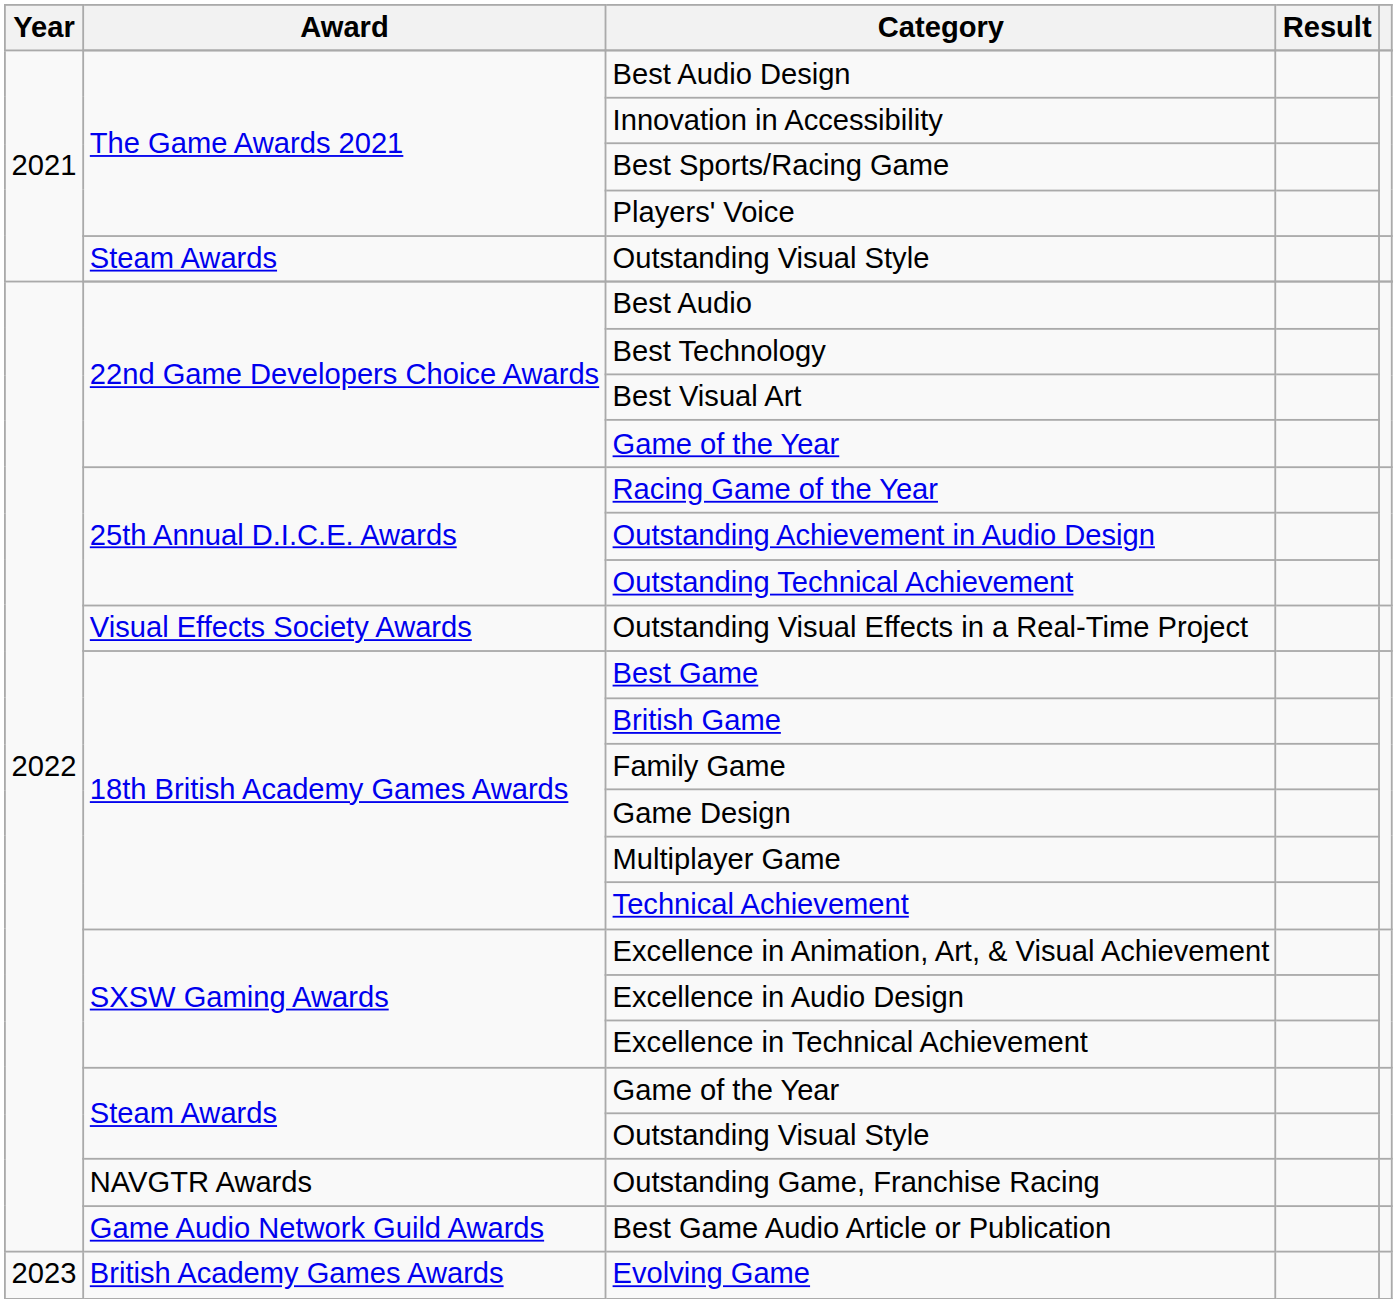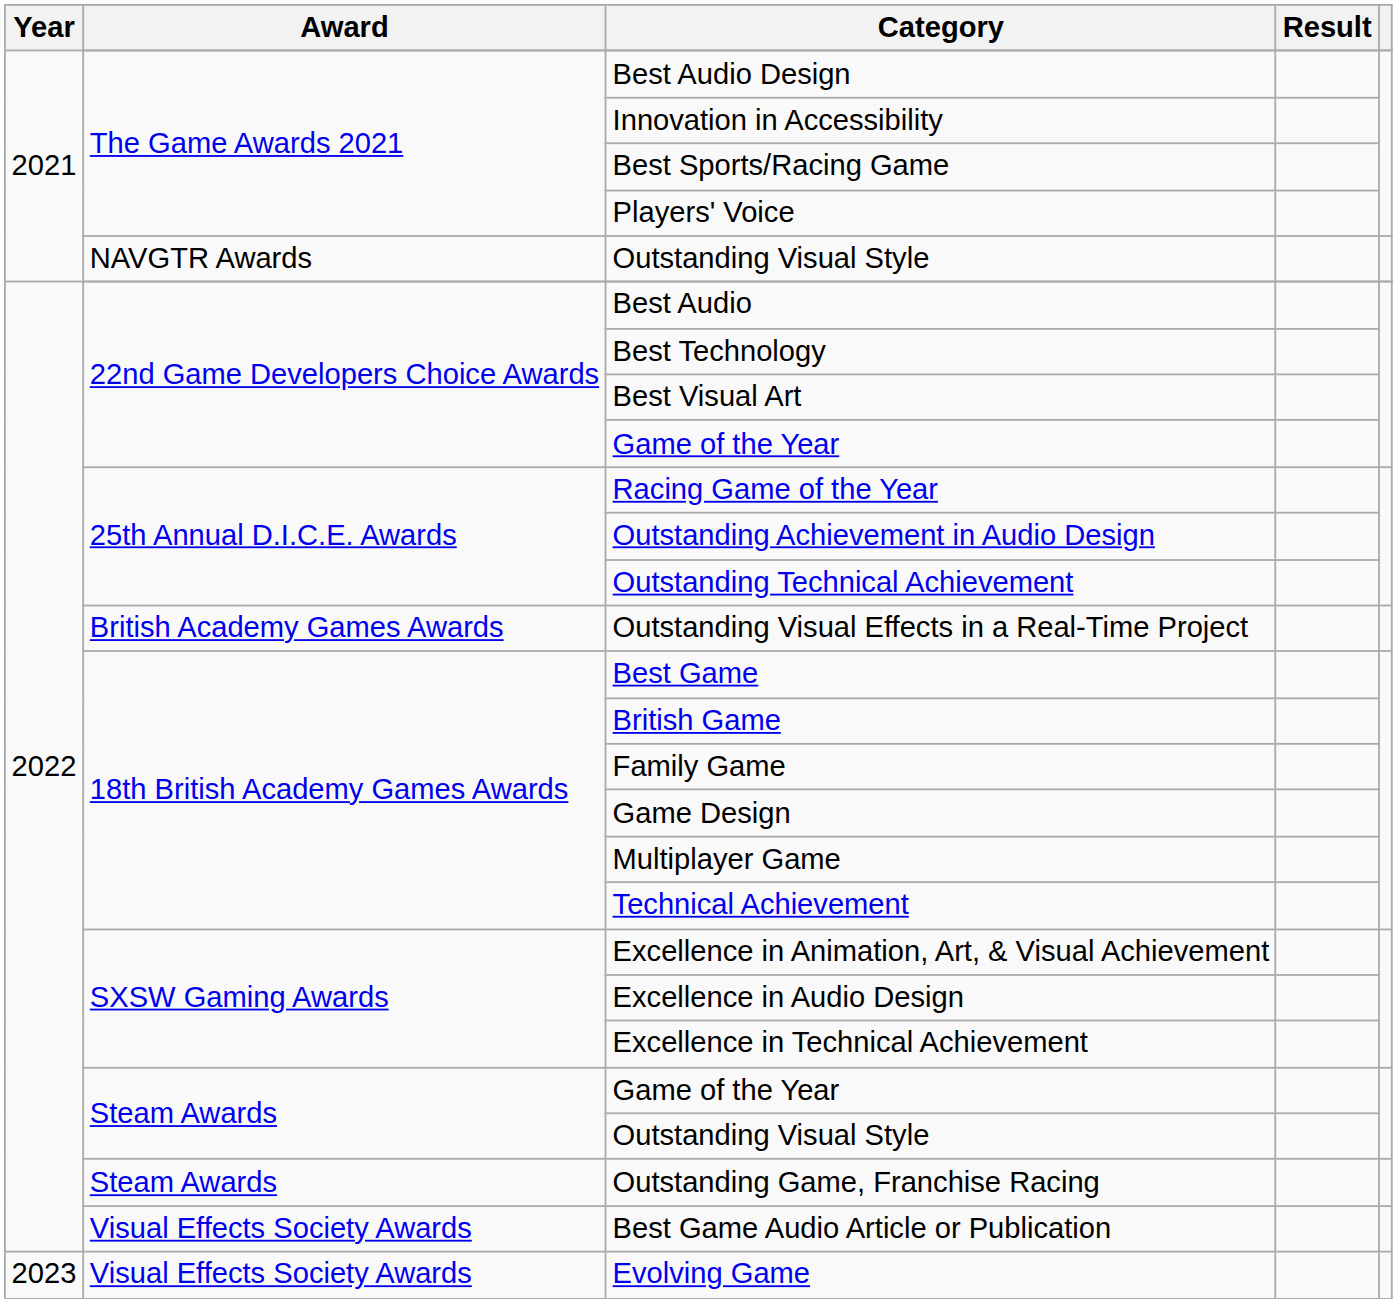(183, 258) Steam Awards -> (201, 258) NAVGTR Awards
(281, 627) Visual Effects Society Awards -> (297, 627) British Academy Games Awards
(201, 1182) NAVGTR Awards -> (183, 1182) Steam Awards
(317, 1228) Game Audio Network Guild Awards -> (281, 1228) Visual Effects Society Awards
(297, 1274) British Academy Games Awards -> (281, 1274) Visual Effects Society Awards
